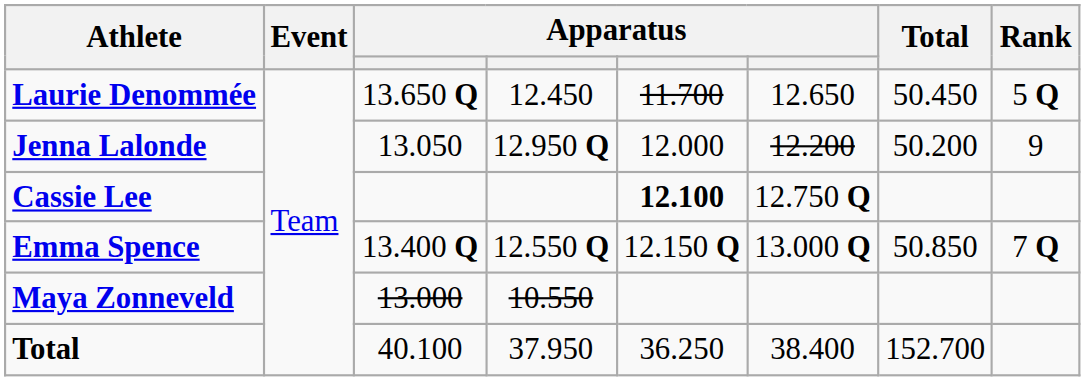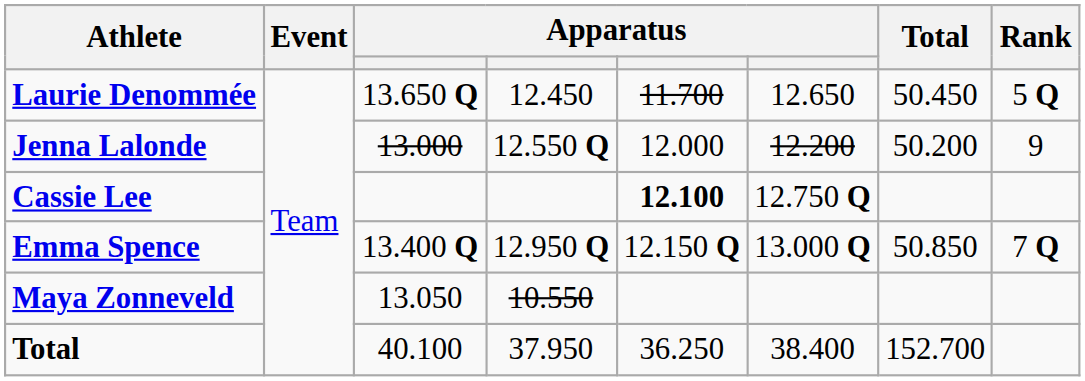(420, 145) 13.050 -> (420, 145) 13.000
(551, 145) 12.950 Q -> (551, 145) 12.550 Q
(551, 247) 12.550 Q -> (551, 247) 12.950 Q
(420, 298) 13.000 -> (420, 298) 13.050
